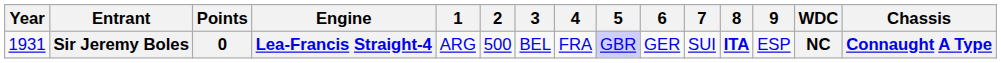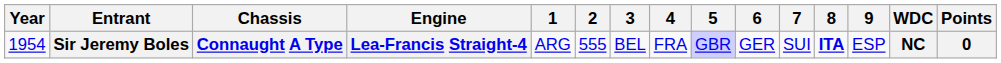columns swapped: (919, 18) <-> (222, 18)
(27, 45) 1931 -> (27, 45) 1954
(498, 45) 500 -> (593, 45) 555
